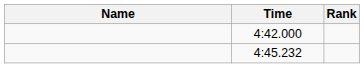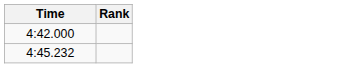- column: (118, 14)
